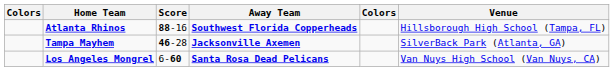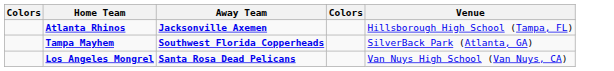- column: (173, 12)
(274, 28) Southwest Florida Copperheads -> (213, 28) Jacksonville Axemen
(246, 43) Jacksonville Axemen -> (241, 43) Southwest Florida Copperheads
